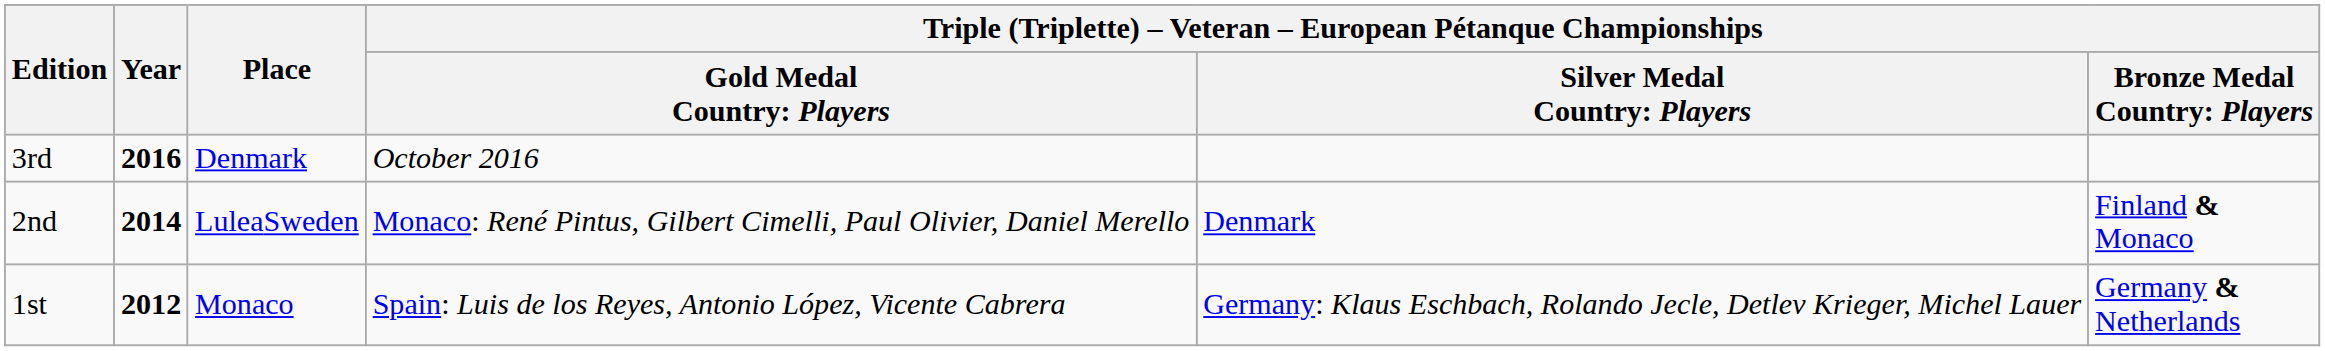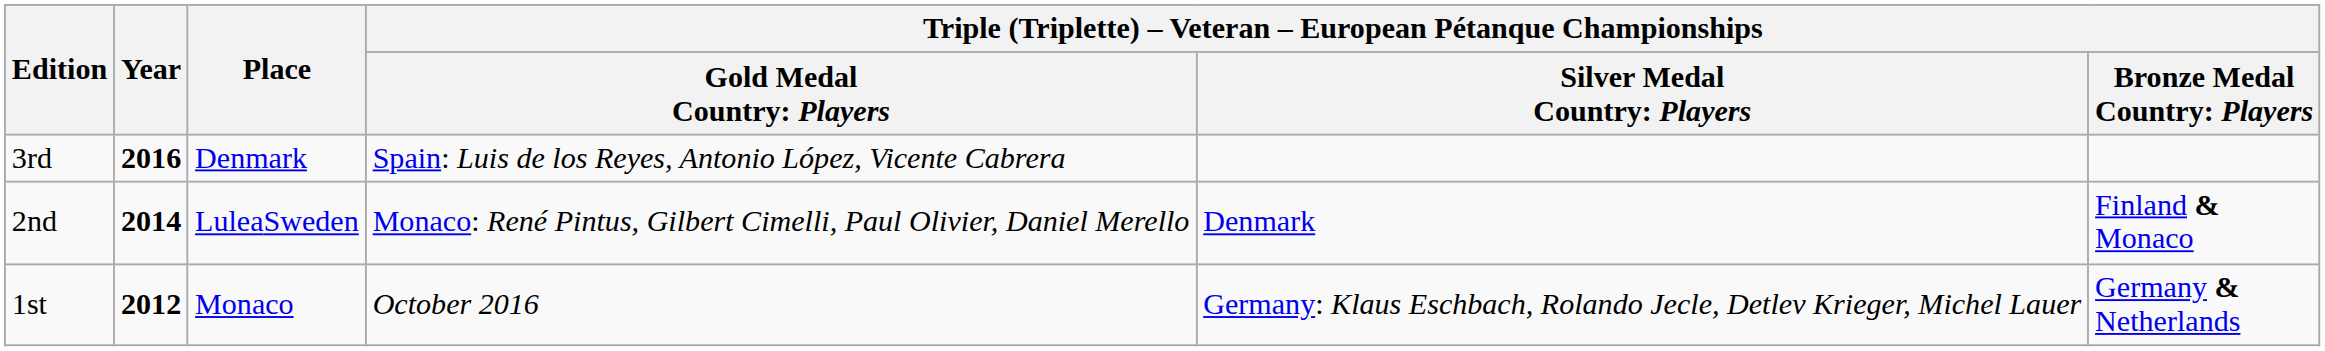(456, 157) October 2016 -> (719, 157) Spain: Luis de los Reyes, Antonio López, Vicente Cabrera
(719, 303) Spain: Luis de los Reyes, Antonio López, Vicente Cabrera -> (456, 303) October 2016
